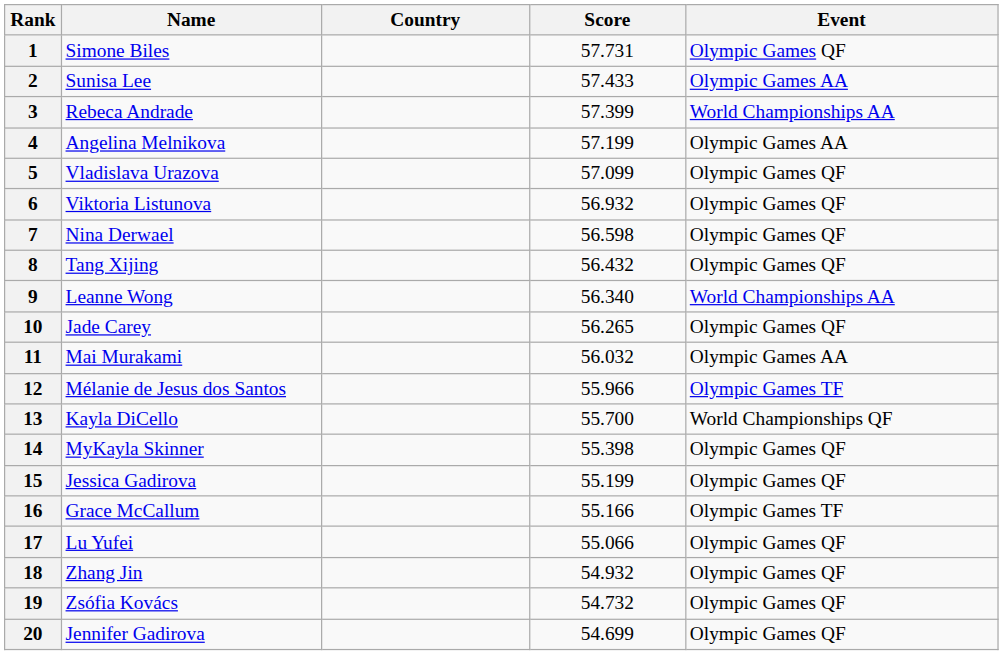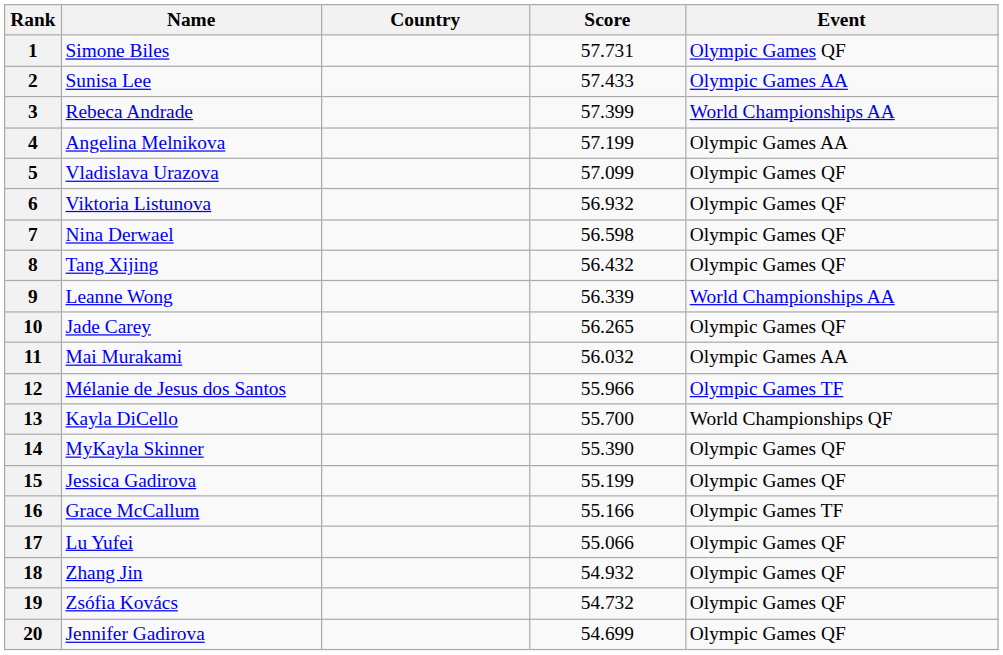(607, 296) 56.340 -> (607, 296) 56.339
(607, 449) 55.398 -> (607, 449) 55.390
